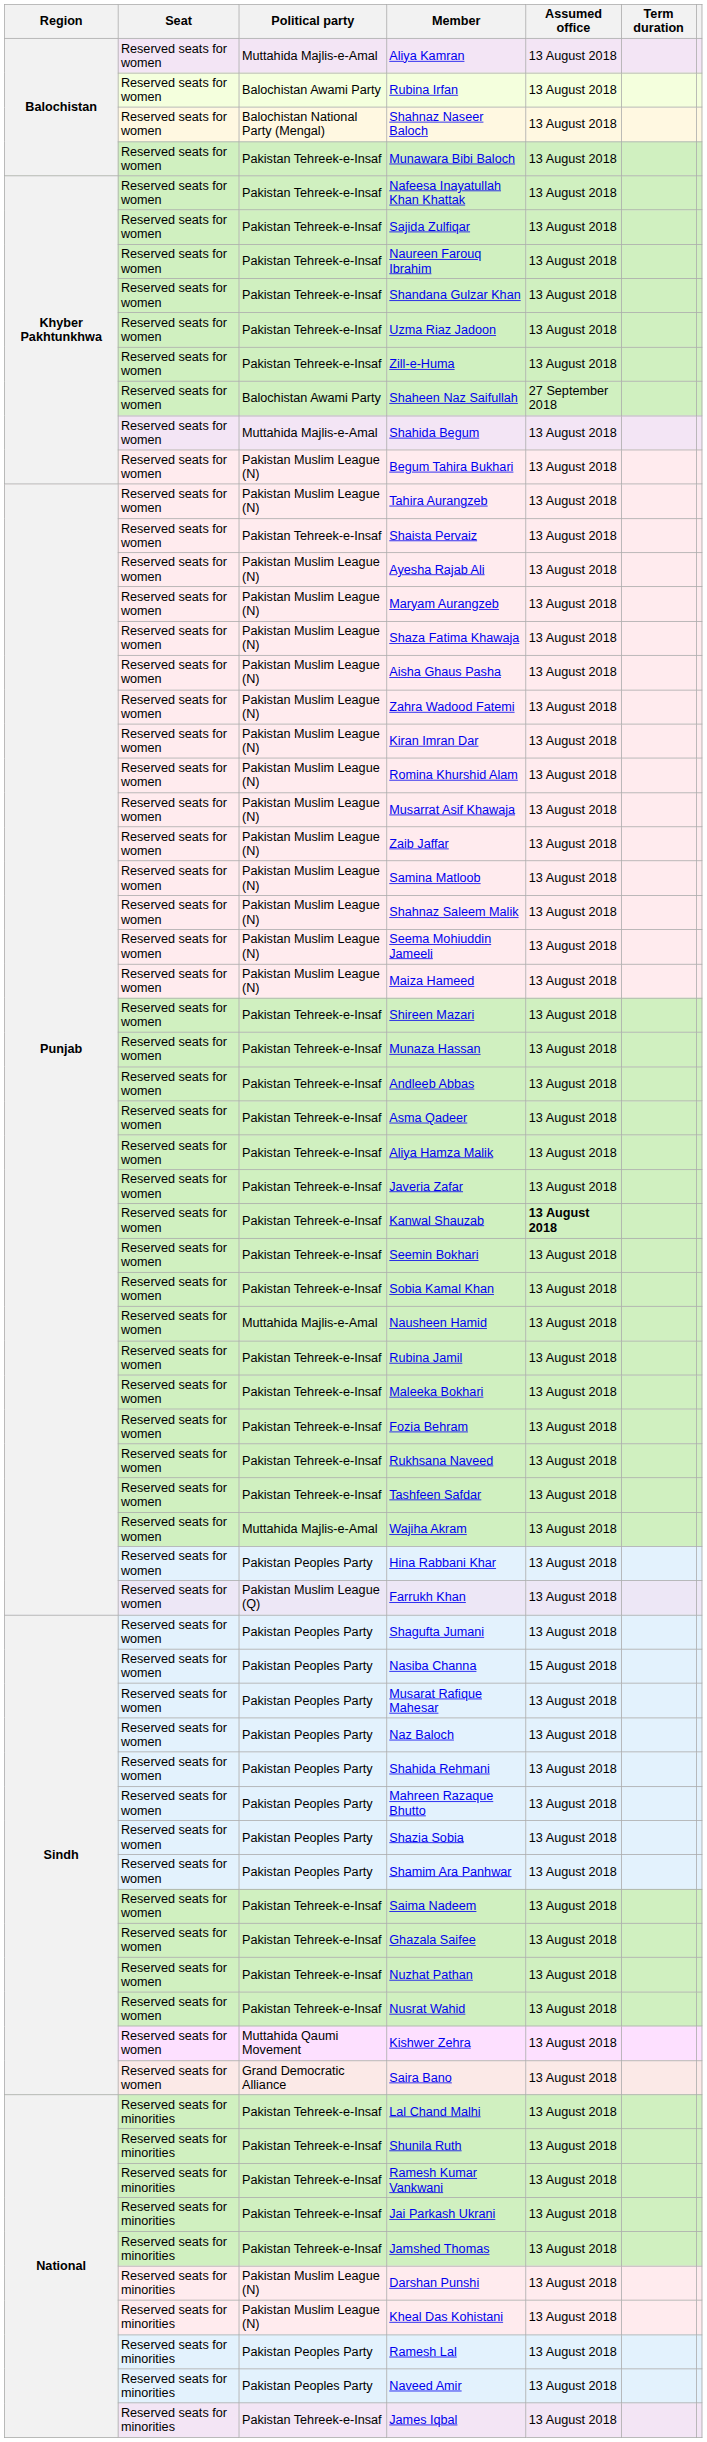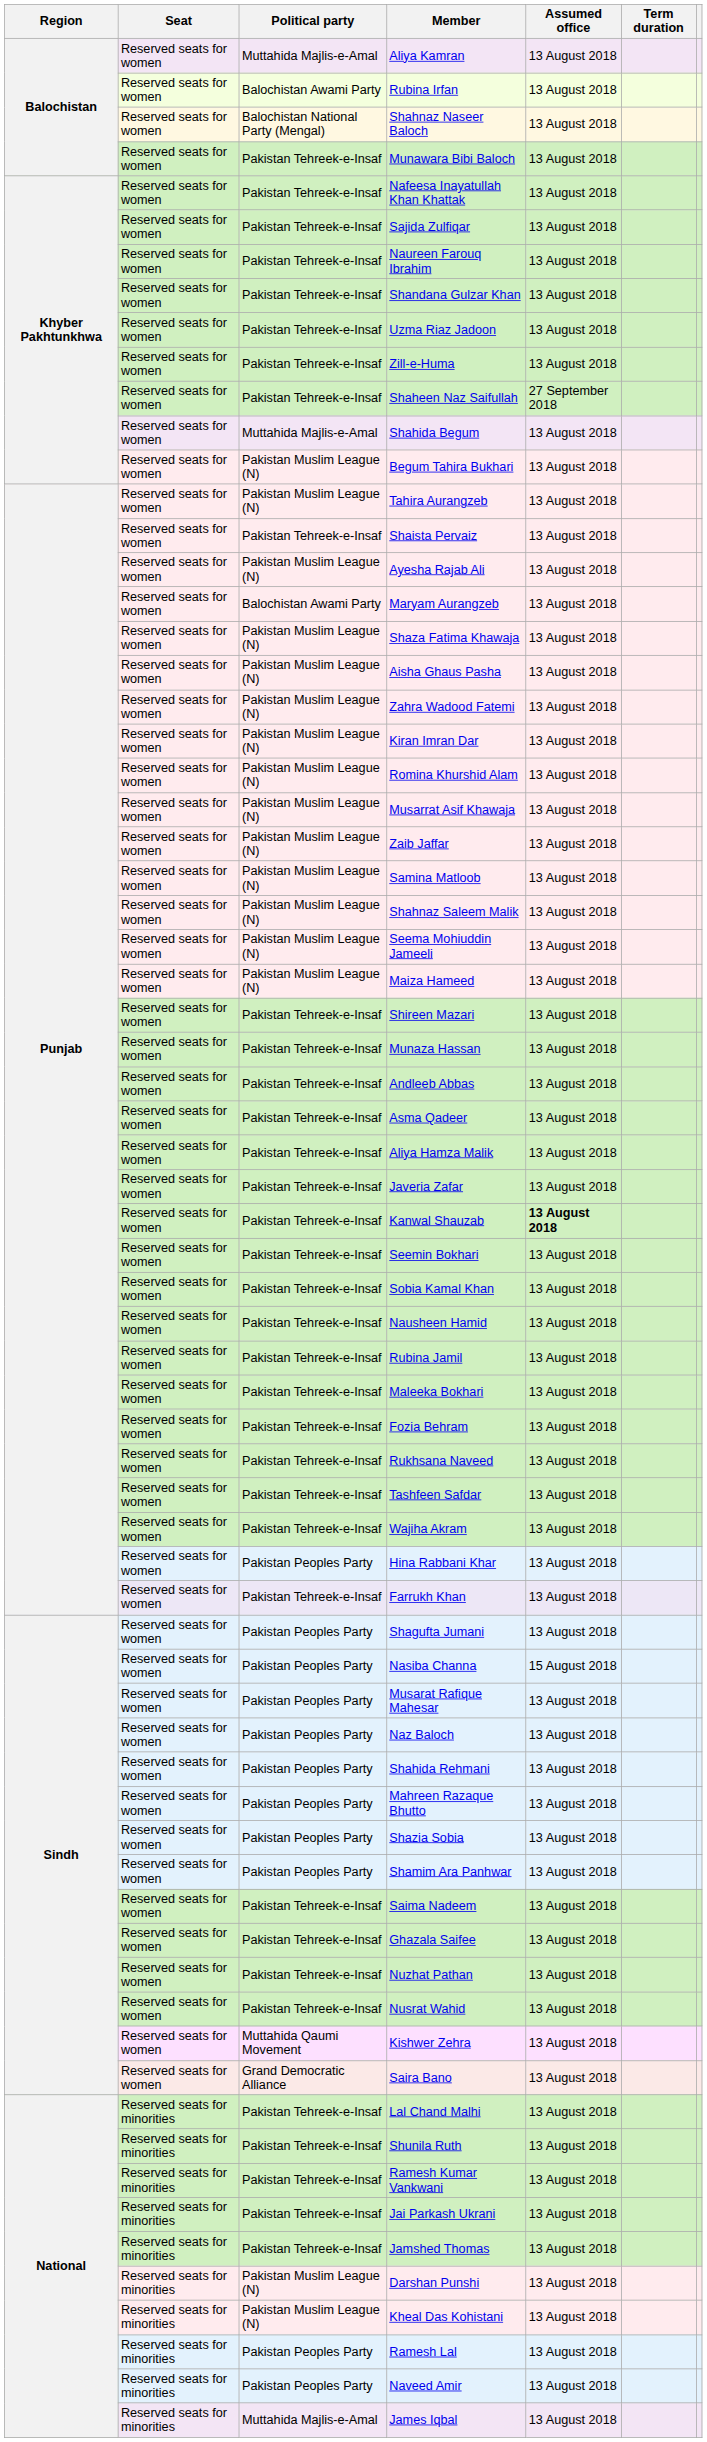(311, 398) Balochistan Awami Party -> (312, 398) Pakistan Tehreek-e-Insaf
(311, 604) Pakistan Muslim League (N) -> (311, 604) Balochistan Awami Party
(310, 1323) Muttahida Majlis-e-Amal -> (312, 1323) Pakistan Tehreek-e-Insaf
(310, 1529) Muttahida Majlis-e-Amal -> (312, 1529) Pakistan Tehreek-e-Insaf
(311, 1597) Pakistan Muslim League (Q) -> (312, 1597) Pakistan Tehreek-e-Insaf
(312, 2420) Pakistan Tehreek-e-Insaf -> (310, 2420) Muttahida Majlis-e-Amal
